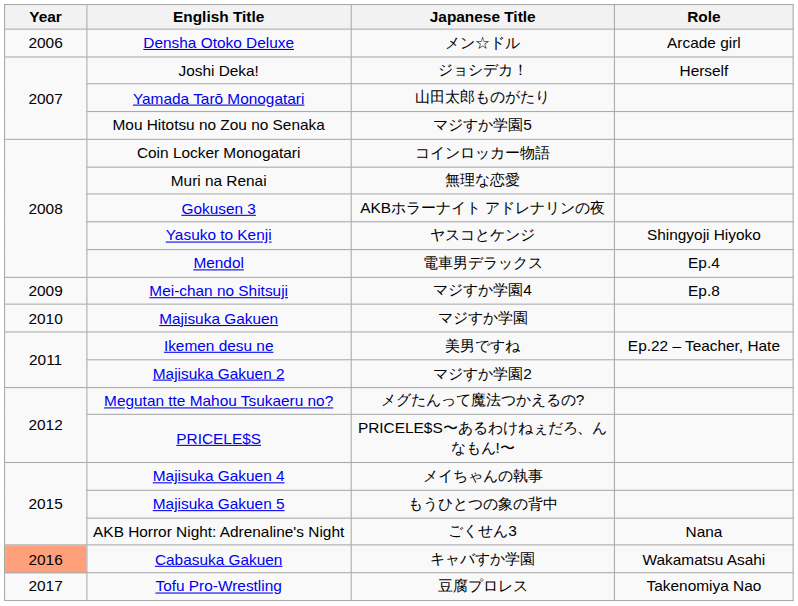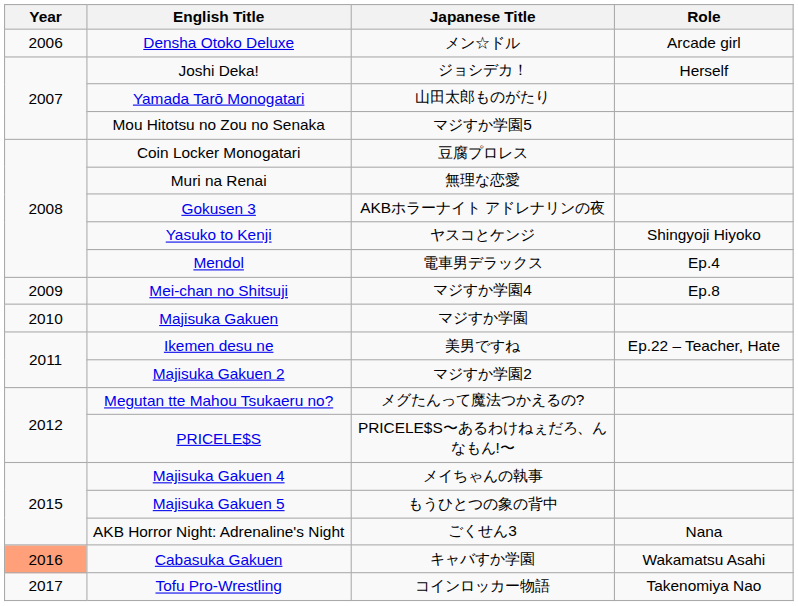(483, 153) コインロッカー物語 -> (483, 153) 豆腐プロレス
(483, 586) 豆腐プロレス -> (483, 586) コインロッカー物語
